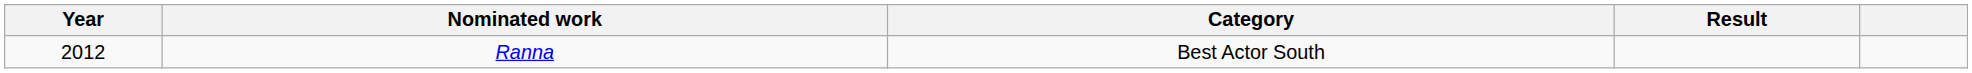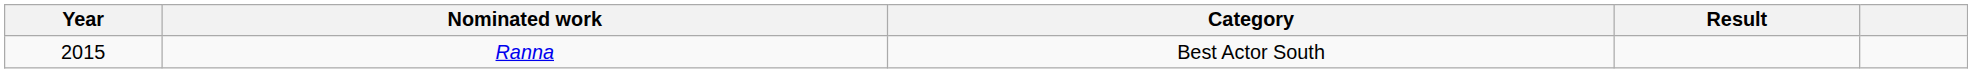(83, 51) 2012 -> (83, 51) 2015
